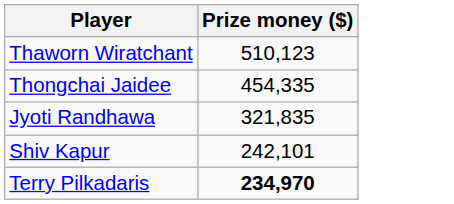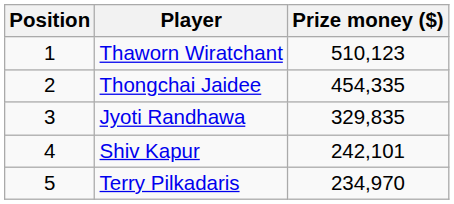+ column: (50, 20)
(278, 118) 321,835 -> (368, 118) 329,835
(278, 183) bold -> (368, 183) normal
